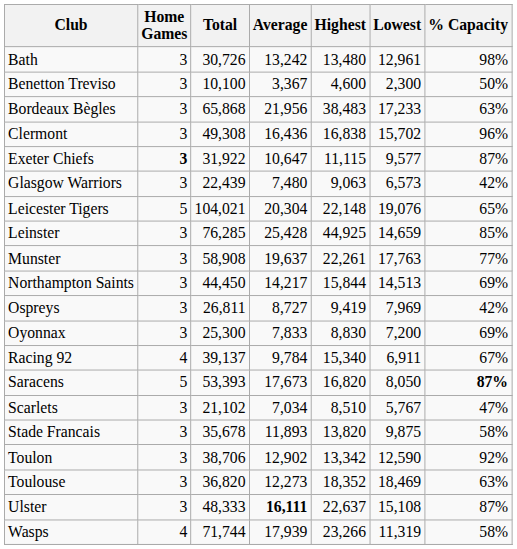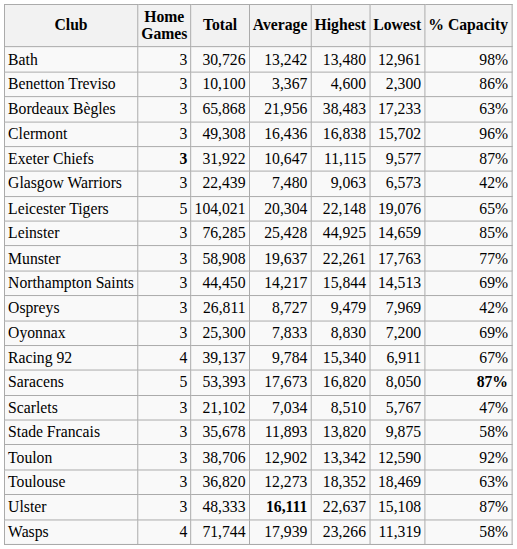(494, 84) 50% -> (494, 84) 86%
(348, 308) 9,419 -> (348, 308) 9,479
